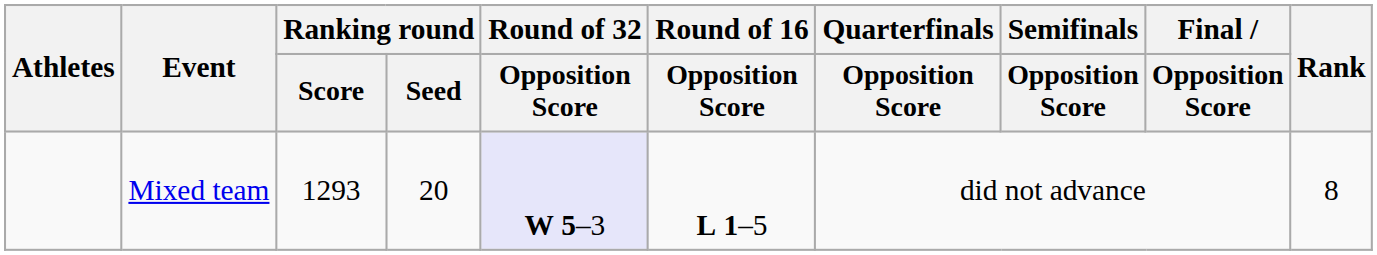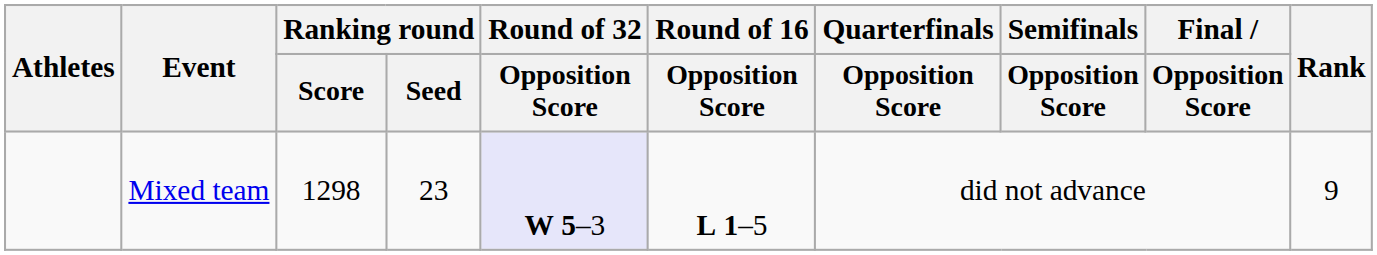(331, 190) 1293 -> (331, 190) 1298
(434, 190) 20 -> (434, 190) 23
(1331, 190) 8 -> (1331, 190) 9
